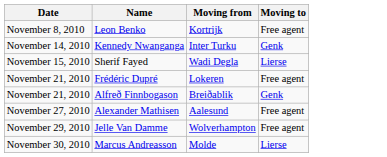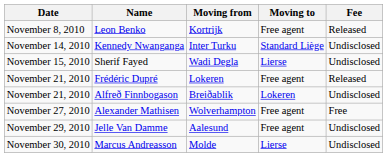+ column: (354, 12)
(272, 45) Genk -> (292, 45) Standard Liège
(272, 95) Genk -> (278, 95) Lokeren
(209, 111) Aalesund -> (222, 111) Wolverhampton
(222, 128) Wolverhampton -> (209, 128) Aalesund
